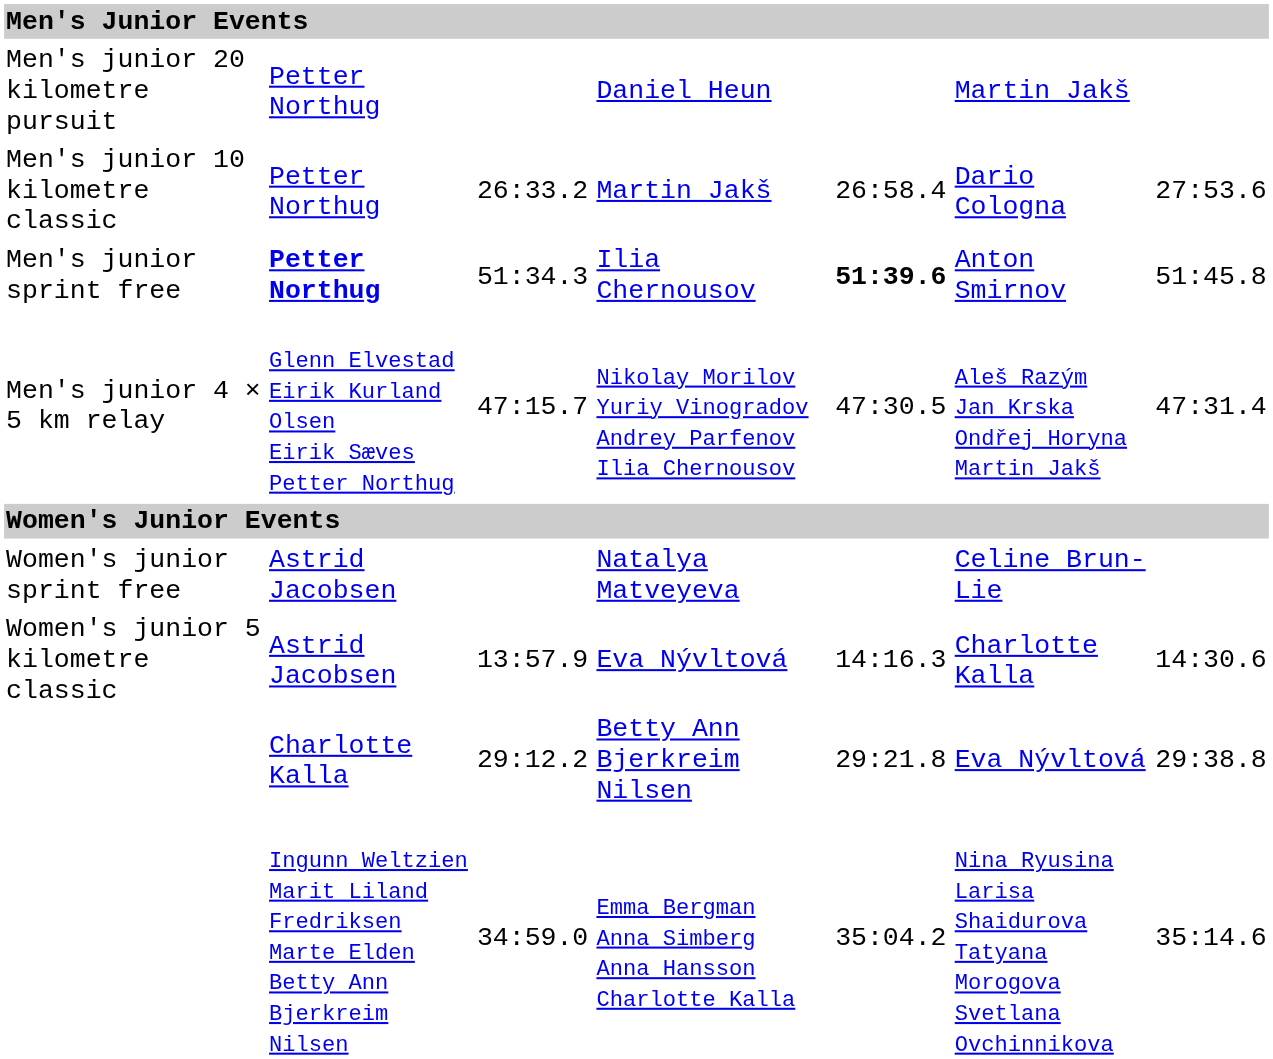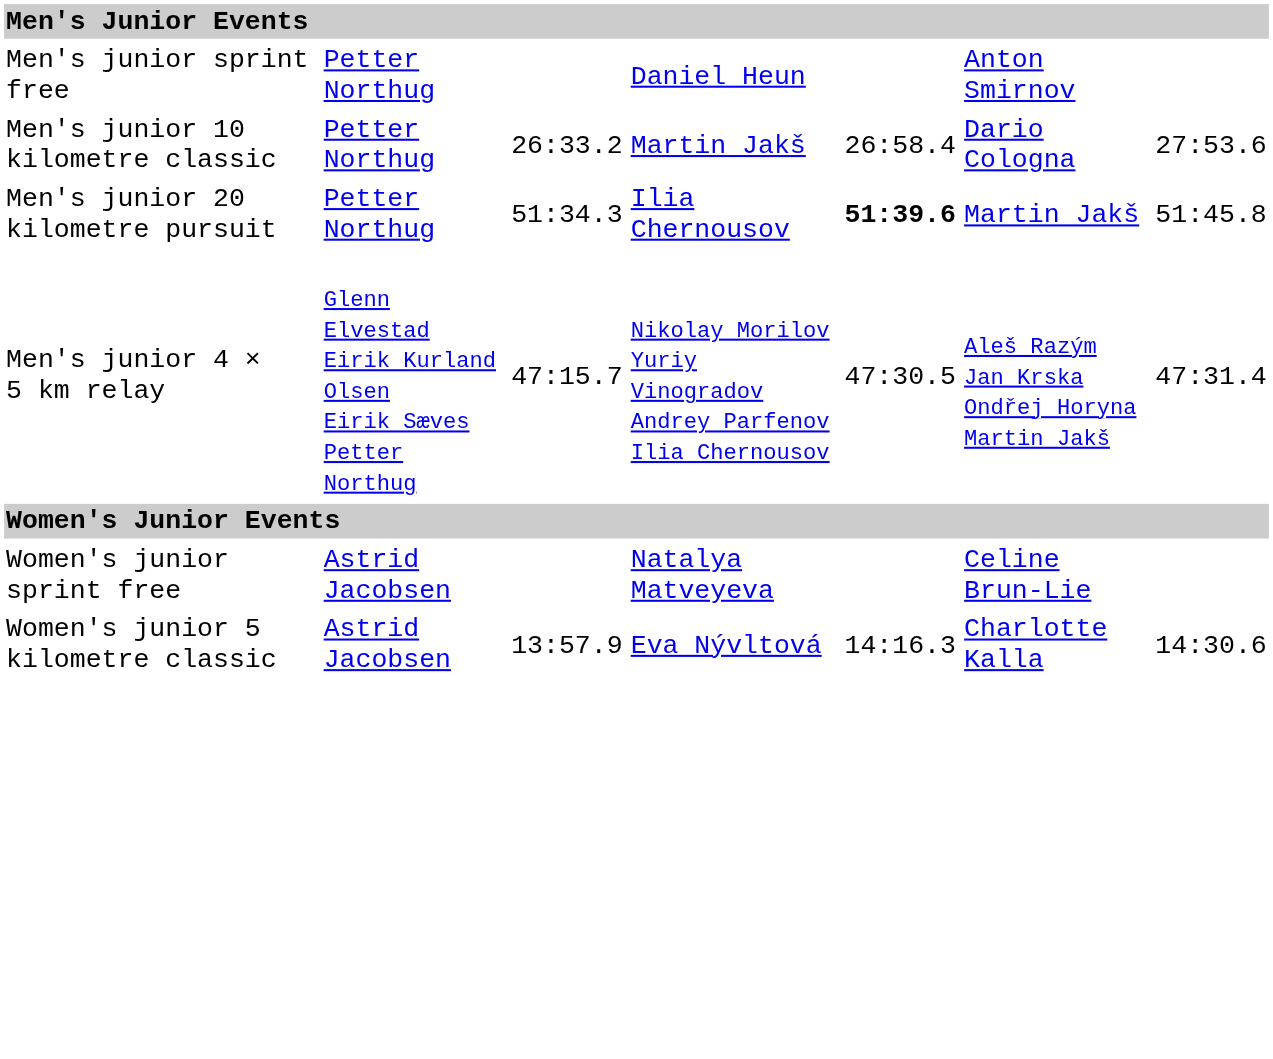(125, 91) Men's junior 20 kilometre pursuit -> (157, 75) Men's junior sprint free
(1042, 91) Martin Jakš -> (1020, 75) Anton Smirnov
(102, 275) Men's junior sprint free -> (141, 214) Men's junior 20 kilometre pursuit
(325, 275) bold -> (379, 214) normal
(1010, 275) Anton Smirnov -> (1052, 214) Martin Jakš
- row: (668, 760)
- row: (696, 953)
